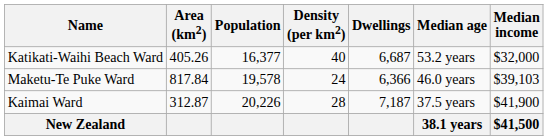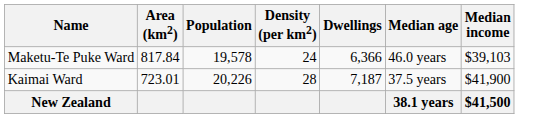- row: (85, 57)
(189, 102) 312.87 -> (160, 79) 723.01
